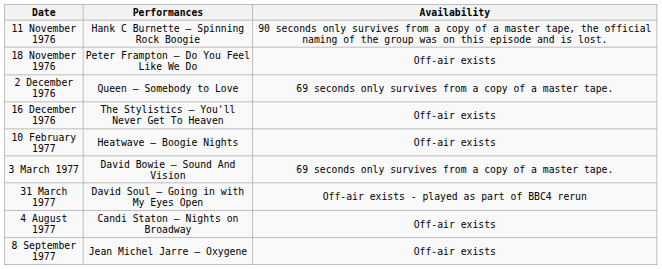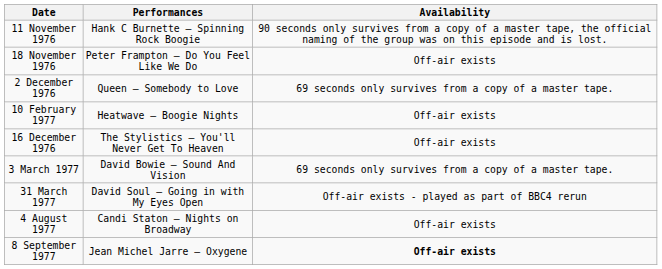rows swapped: (44, 115) <-> (44, 142)
(455, 251) normal -> (455, 251) bold
